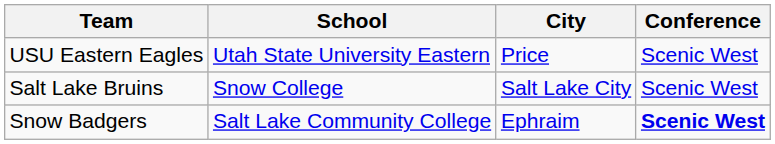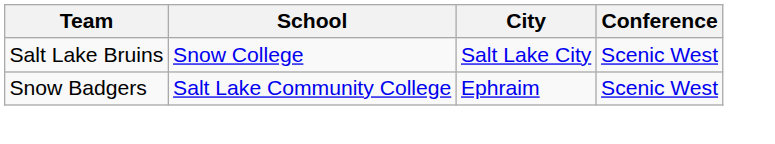- row: (106, 54)
(703, 121) bold -> (660, 88) normal
